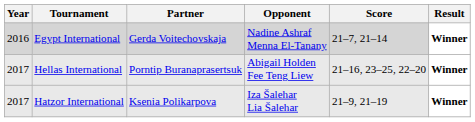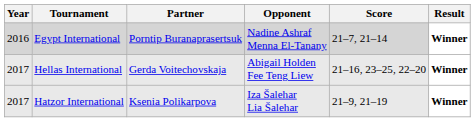(178, 38) Gerda Voitechovskaja -> (186, 38) Porntip Buranaprasertsuk
(186, 70) Porntip Buranaprasertsuk -> (178, 70) Gerda Voitechovskaja
